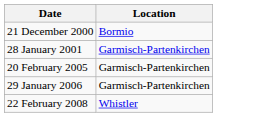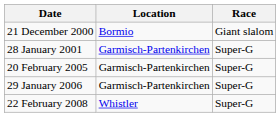+ column: (244, 13)
